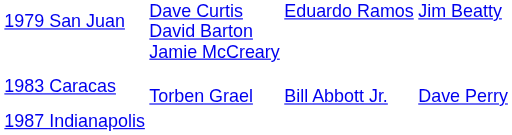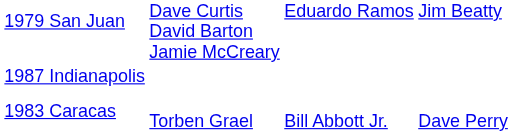rows swapped: (60, 86) <-> (75, 121)
